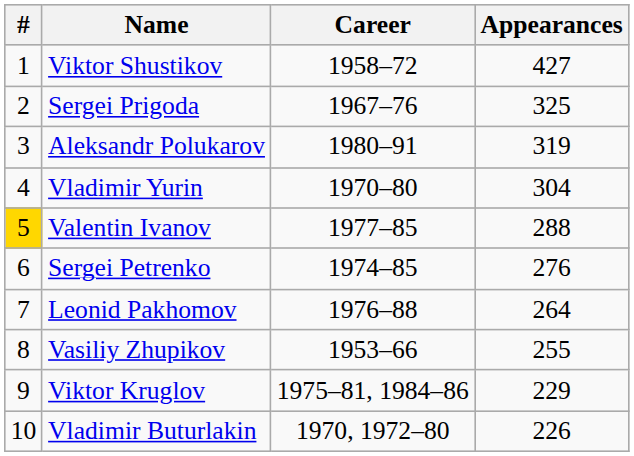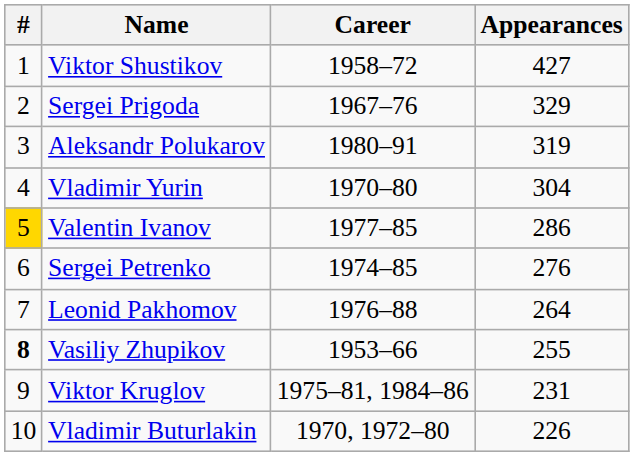(552, 106) 325 -> (552, 106) 329
(552, 227) 288 -> (552, 227) 286
(24, 349) normal -> (24, 349) bold
(552, 390) 229 -> (552, 390) 231
